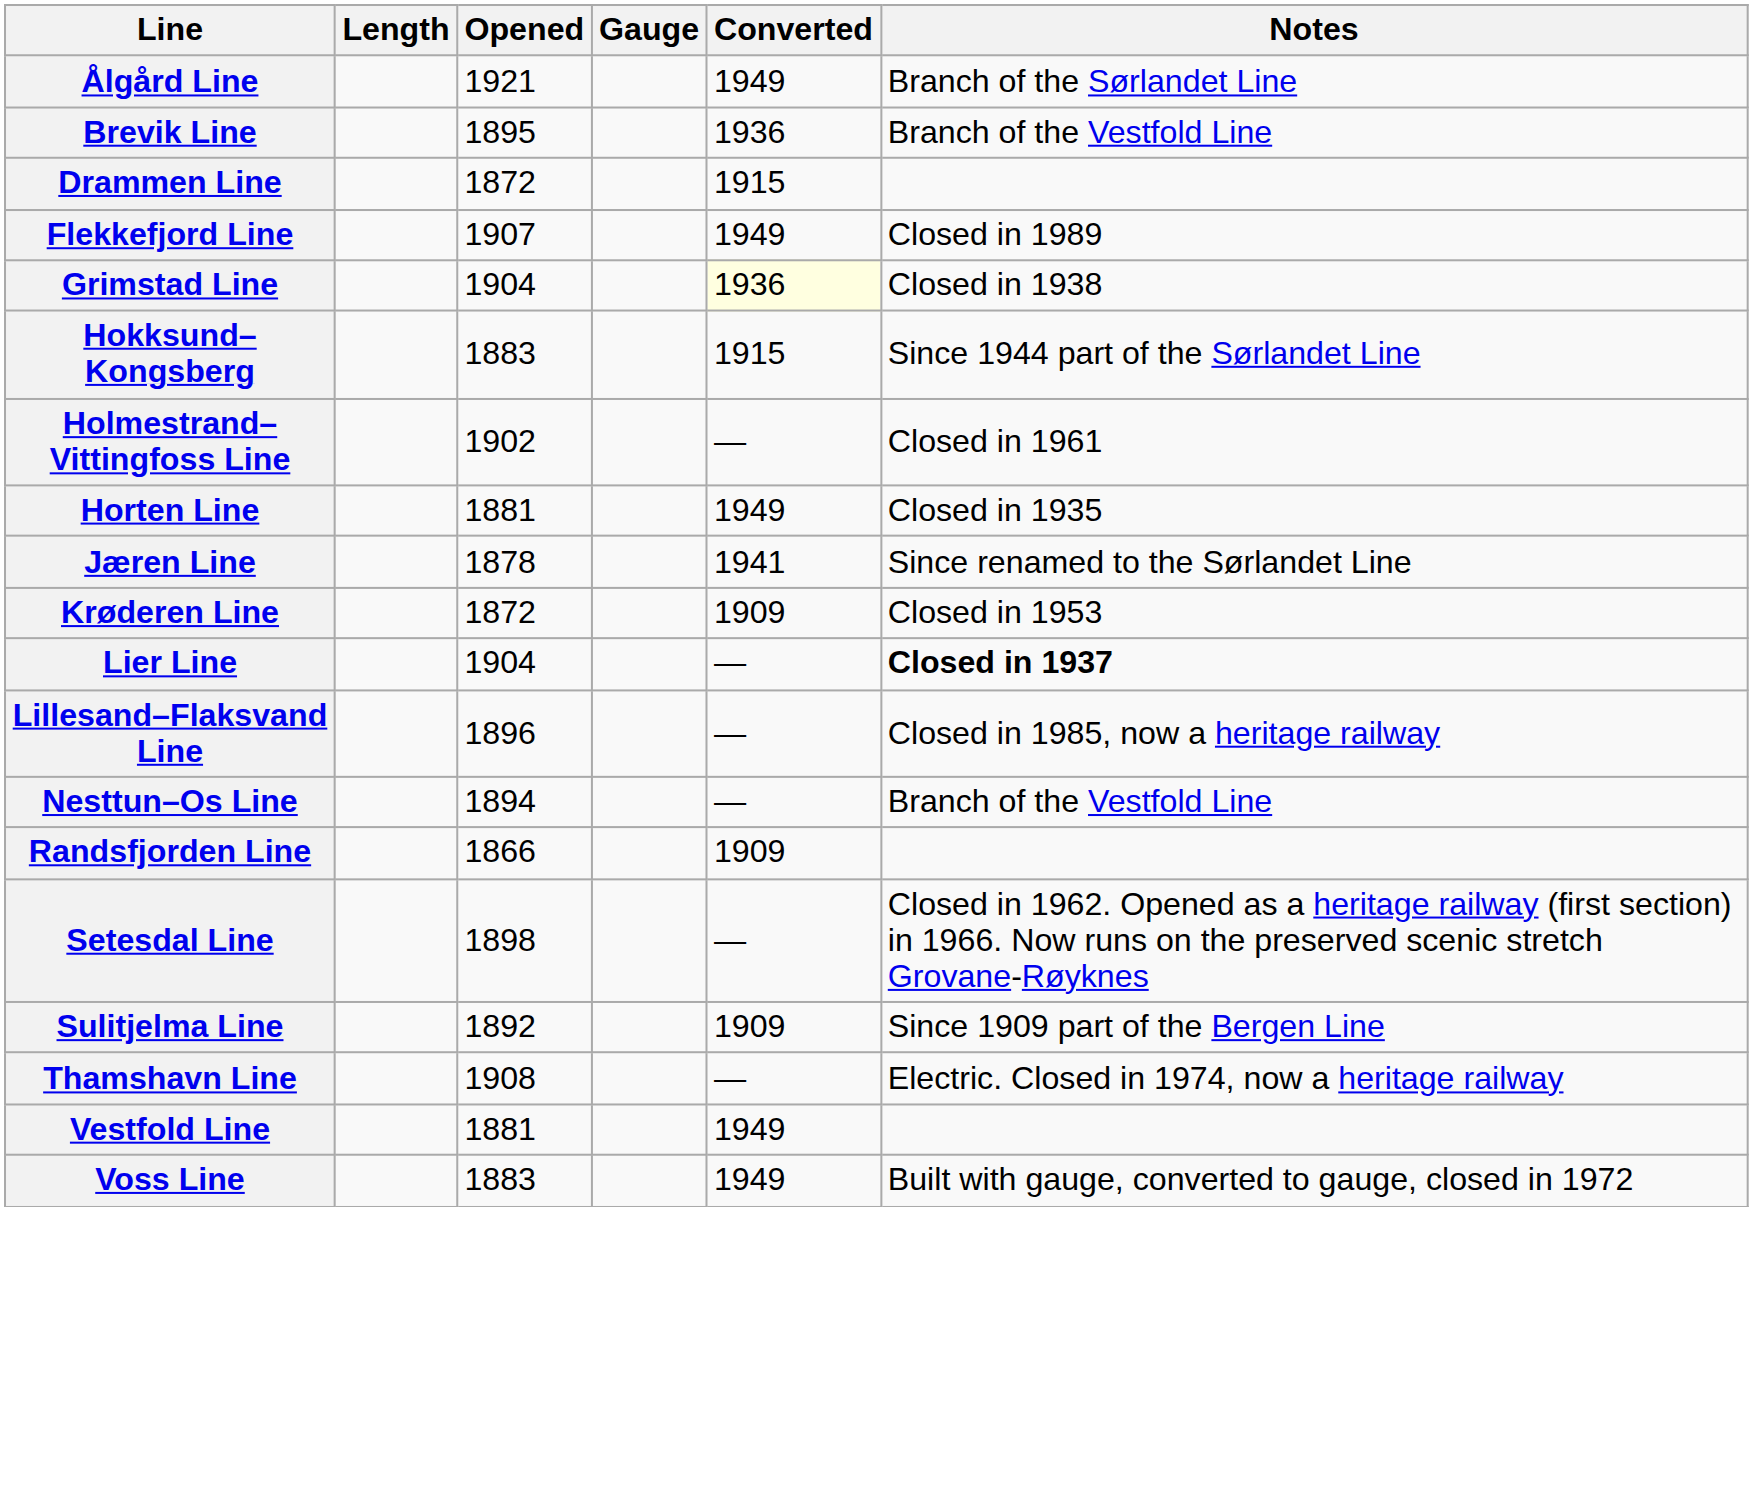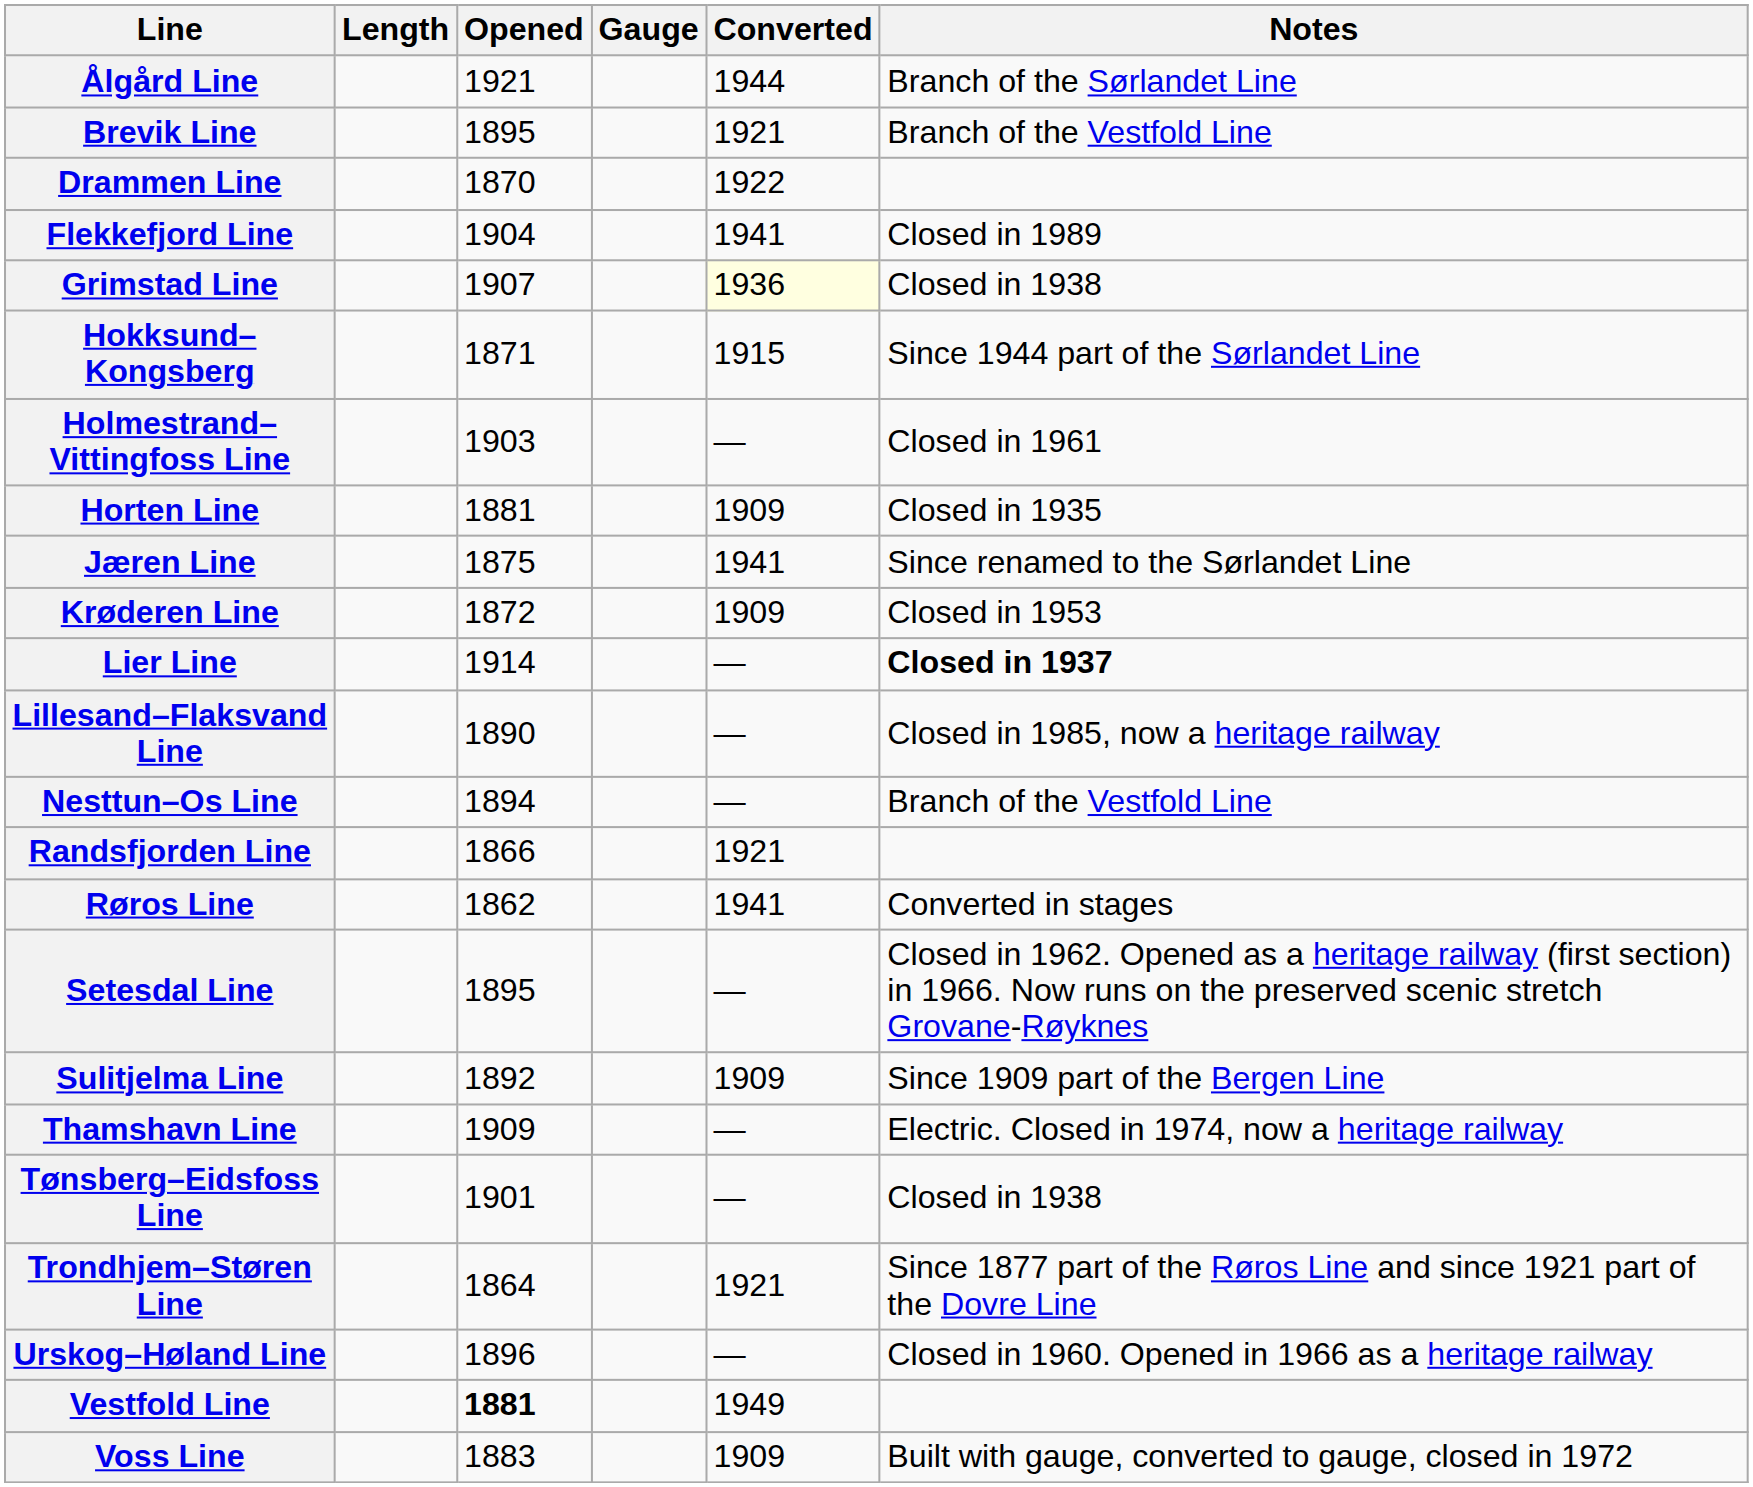(750, 81) 1949 -> (749, 81) 1944
(750, 132) 1936 -> (749, 132) 1921
(500, 183) 1872 -> (500, 183) 1870
(750, 183) 1915 -> (749, 183) 1922
(500, 234) 1907 -> (500, 234) 1904
(750, 234) 1949 -> (749, 234) 1941
(500, 285) 1904 -> (500, 285) 1907
(500, 354) 1883 -> (500, 354) 1871
(500, 441) 1902 -> (500, 441) 1903
(750, 510) 1949 -> (749, 510) 1909
(500, 561) 1878 -> (500, 561) 1875
(500, 663) 1904 -> (500, 663) 1914
(500, 732) 1896 -> (500, 732) 1890
(750, 852) 1909 -> (749, 852) 1921
+ row: (170, 903)
(500, 939) 1898 -> (500, 990) 1895
(500, 1077) 1908 -> (500, 1128) 1909
+ row: (170, 1198)
+ row: (170, 1285)
+ row: (170, 1354)
(500, 1128) normal -> (500, 1405) bold
(750, 1179) 1949 -> (749, 1456) 1909
